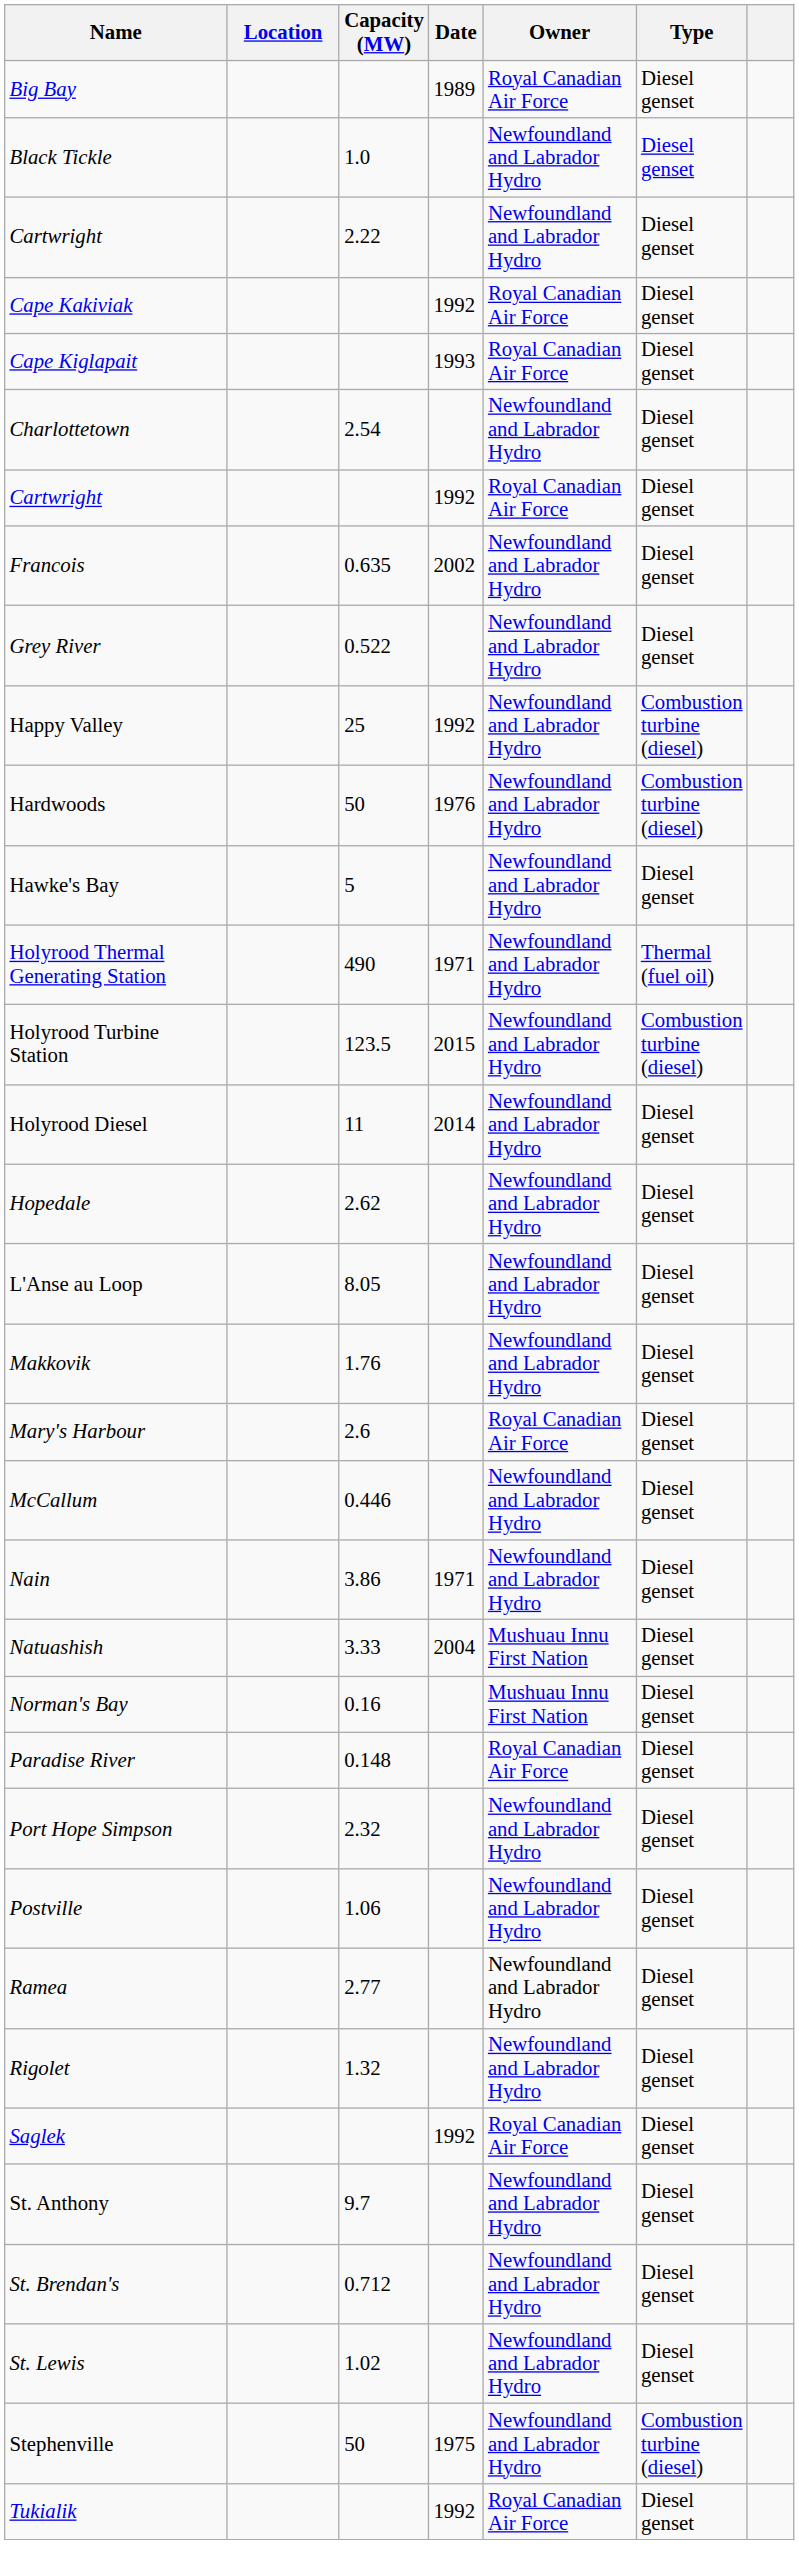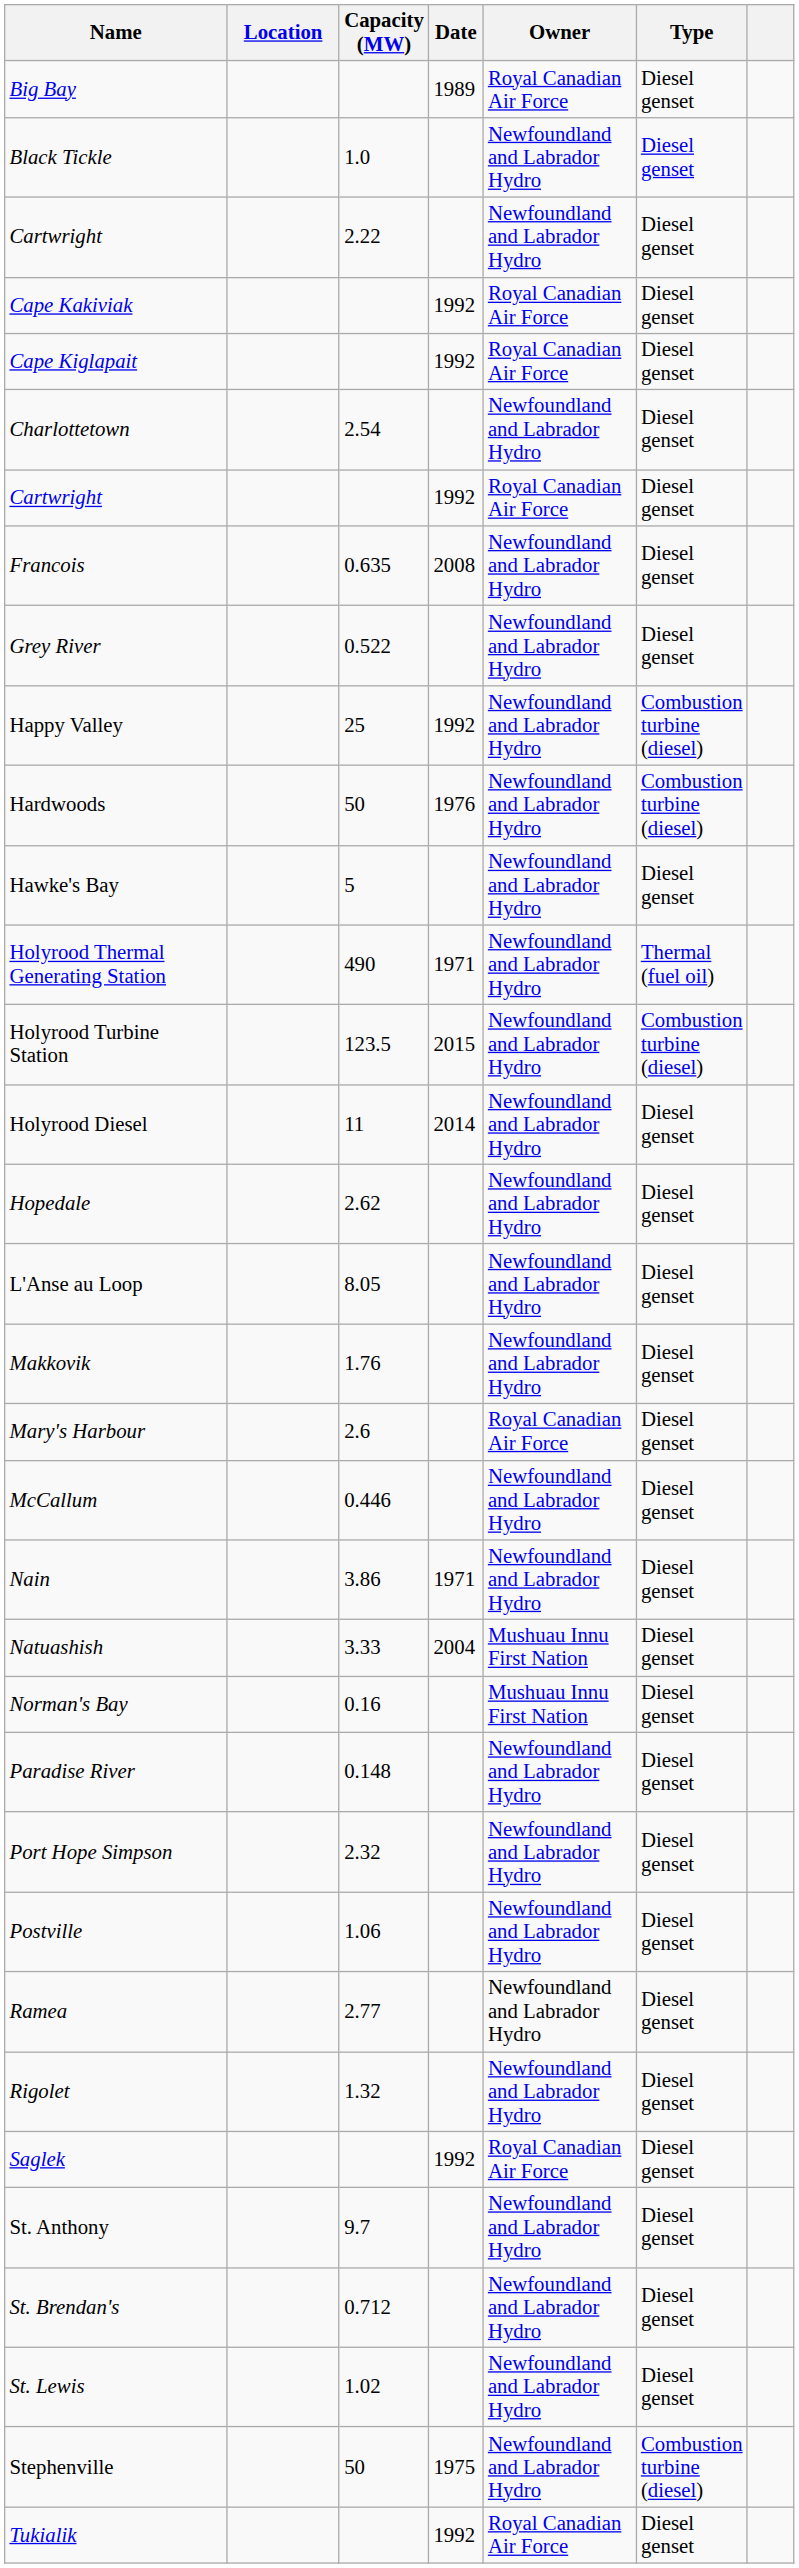(454, 361) 1993 -> (454, 361) 1992
(454, 565) 2002 -> (454, 565) 2008
(555, 1760) Royal Canadian Air Force -> (550, 1772) Newfoundland and Labrador Hydro
